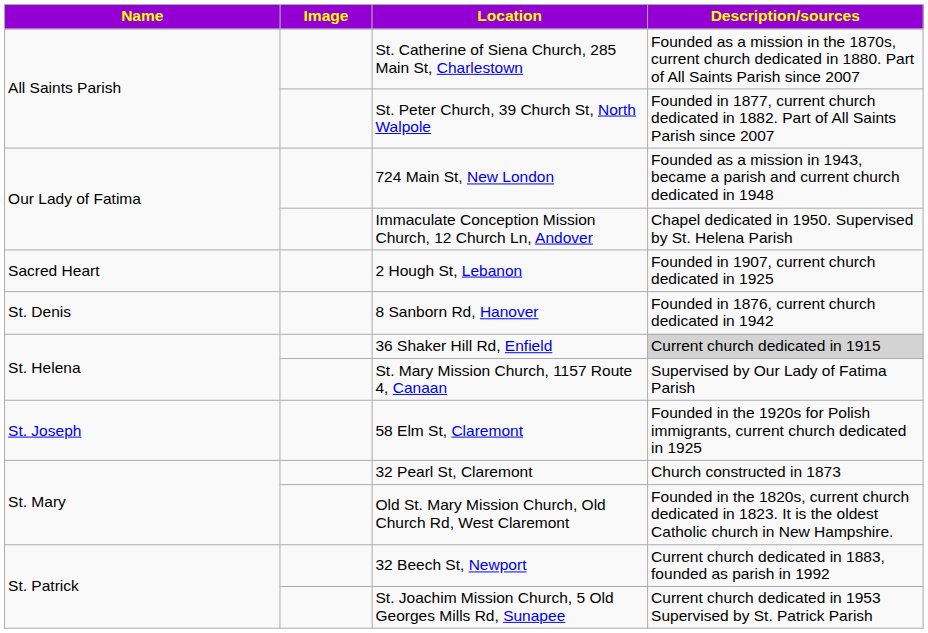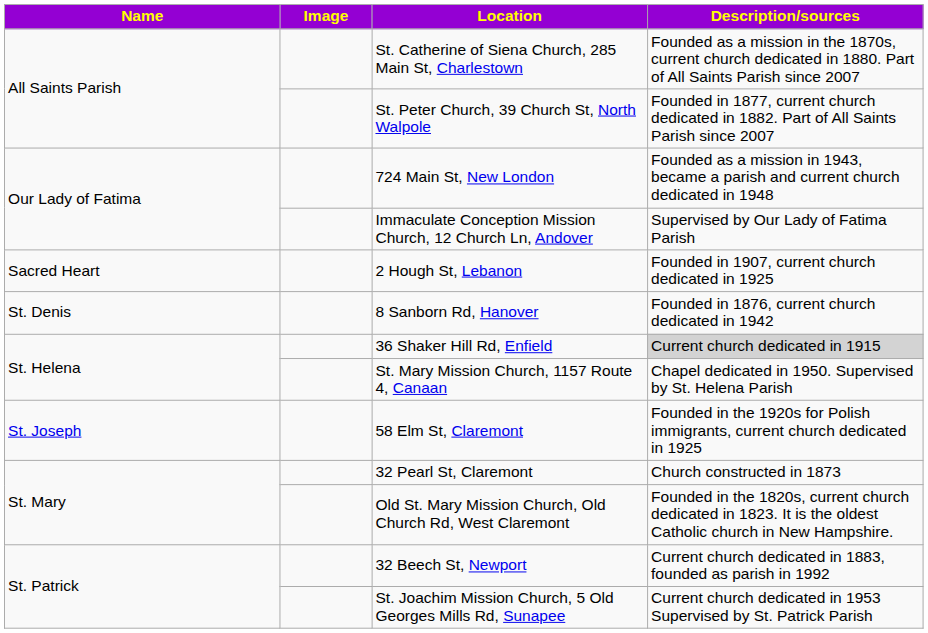(782, 228) Chapel dedicated in 1950. Supervised by St. Helena Parish -> (769, 228) Supervised by Our Lady of Fatima Parish
(769, 379) Supervised by Our Lady of Fatima Parish -> (782, 379) Chapel dedicated in 1950. Supervised by St. Helena Parish
